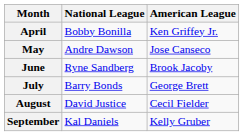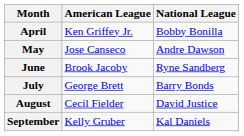columns swapped: (193, 13) <-> (105, 13)
